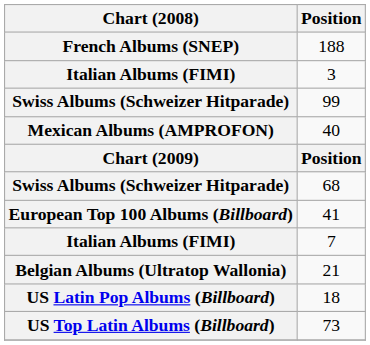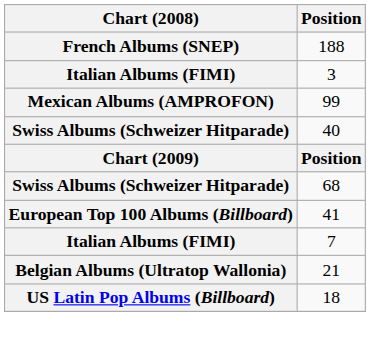(151, 102) Swiss Albums (Schweizer Hitparade) -> (151, 102) Mexican Albums (AMPROFON)
(151, 130) Mexican Albums (AMPROFON) -> (151, 130) Swiss Albums (Schweizer Hitparade)
- row: (331, 325)
